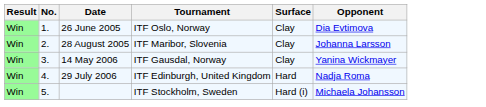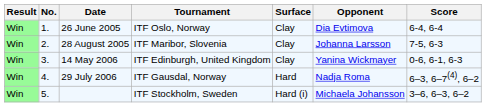+ column: (444, 11)
(180, 59) ITF Gausdal, Norway -> (202, 59) ITF Edinburgh, United Kingdom
(202, 75) ITF Edinburgh, United Kingdom -> (180, 76) ITF Gausdal, Norway
